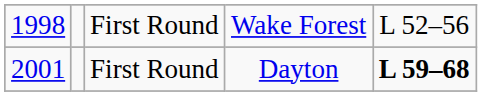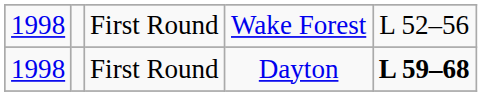(38, 68) 2001 -> (38, 68) 1998
